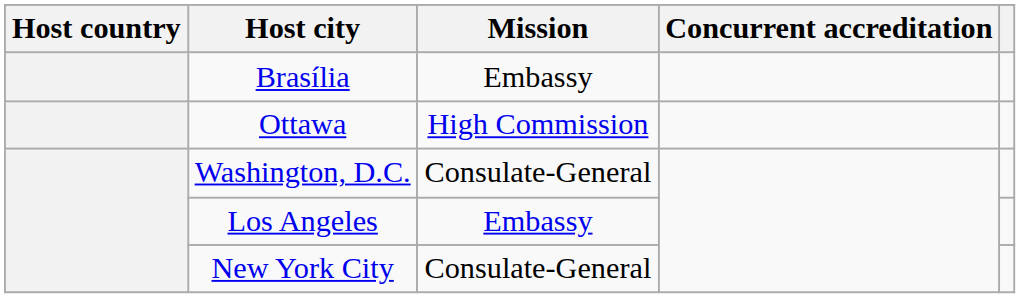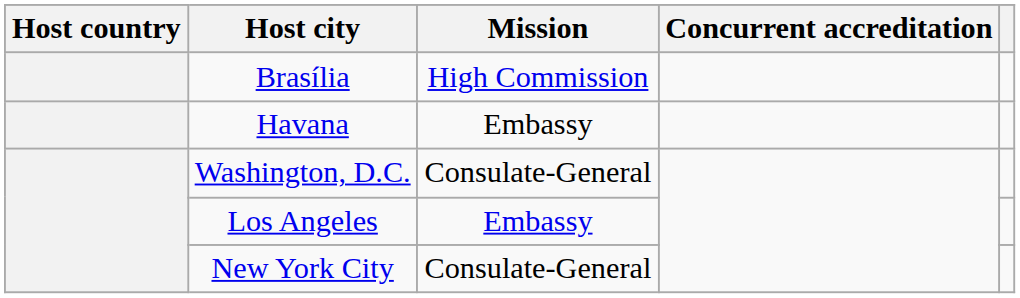(538, 76) Embassy -> (538, 76) High Commission
- row: (303, 124)
+ row: (303, 124)
